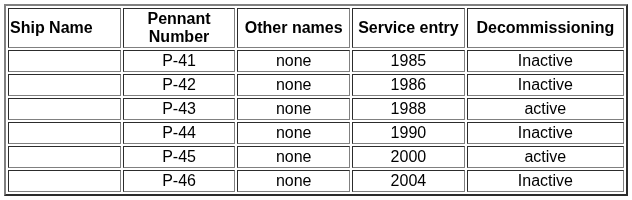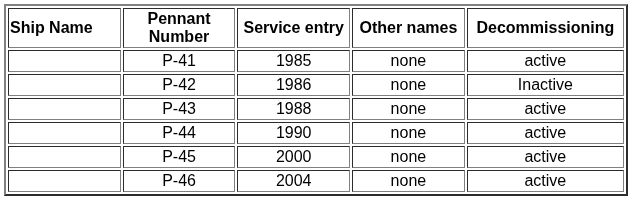columns swapped: (294, 28) <-> (408, 28)
(545, 60) Inactive -> (545, 60) active
(545, 132) Inactive -> (545, 132) active
(545, 180) Inactive -> (545, 180) active
